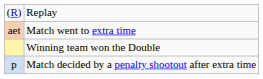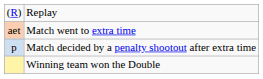rows swapped: (141, 64) <-> (93, 47)
